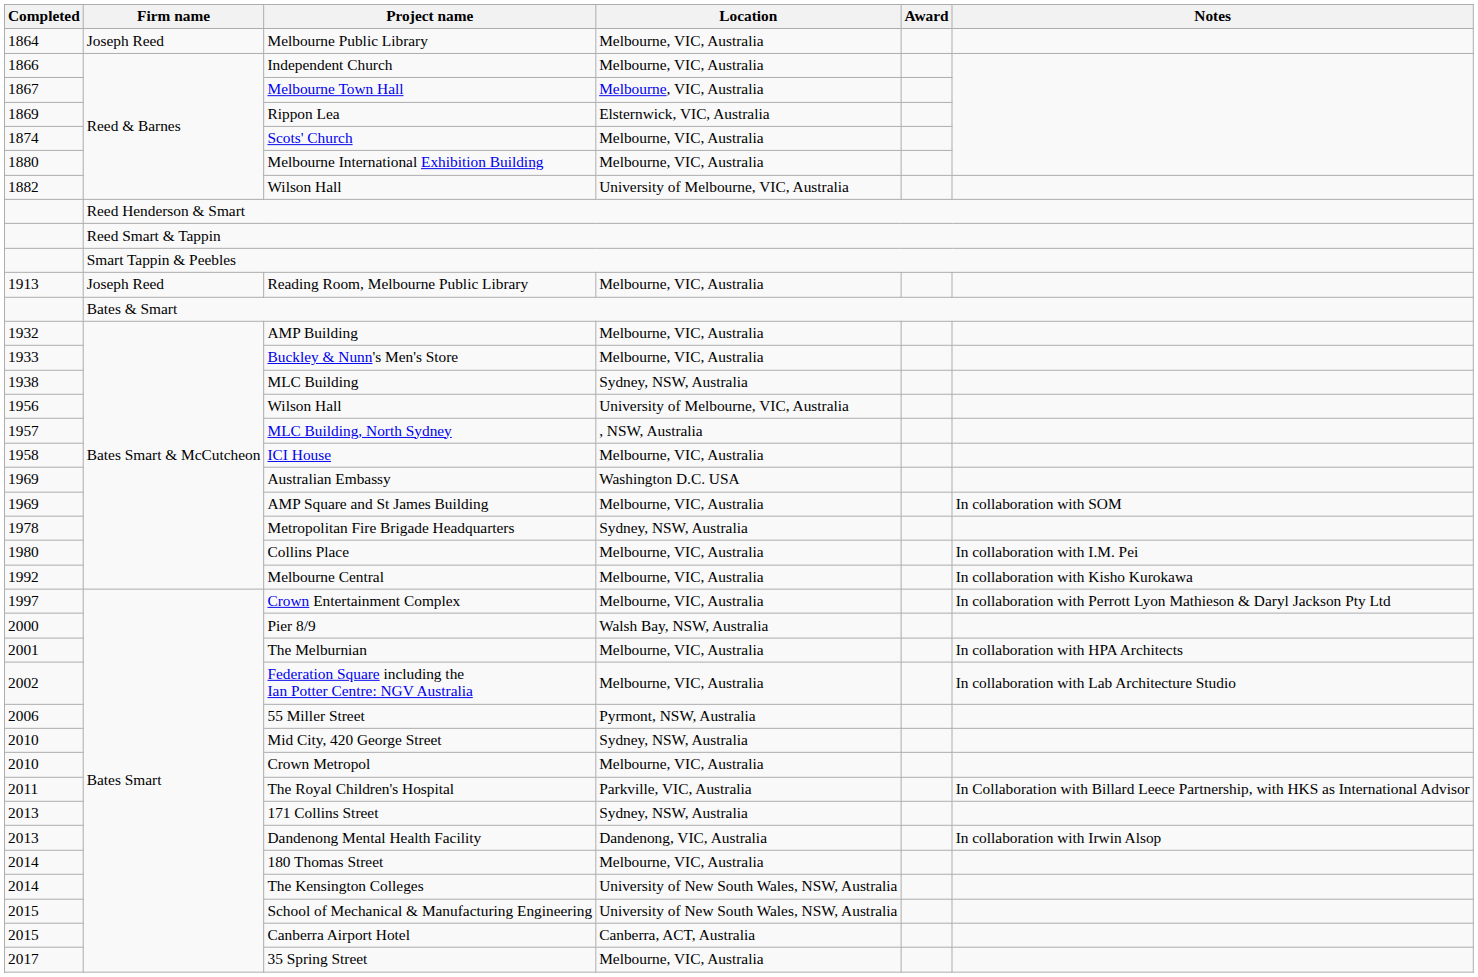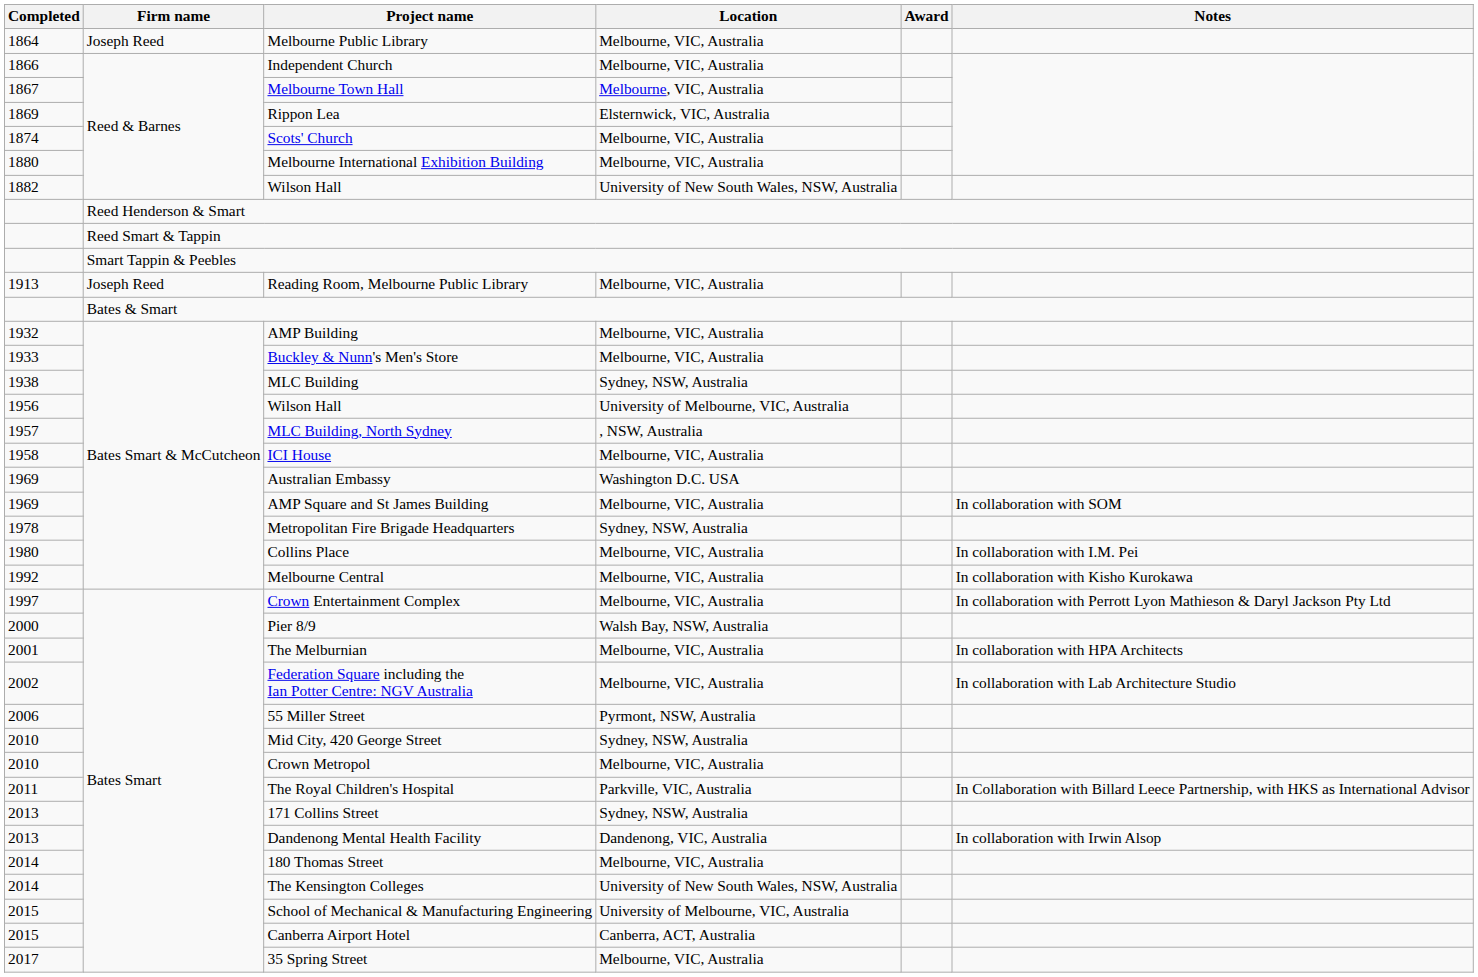(724, 187) University of Melbourne, VIC, Australia -> (748, 187) University of New South Wales, NSW, Australia
(748, 910) University of New South Wales, NSW, Australia -> (724, 910) University of Melbourne, VIC, Australia
